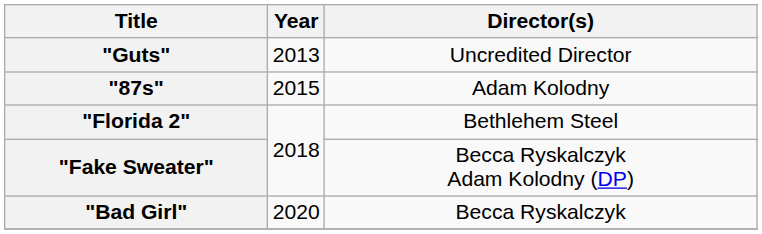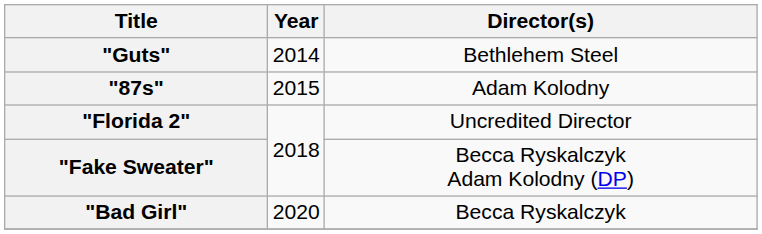(296, 54) 2013 -> (296, 54) 2014
(541, 54) Uncredited Director -> (541, 54) Bethlehem Steel
(541, 121) Bethlehem Steel -> (541, 121) Uncredited Director
